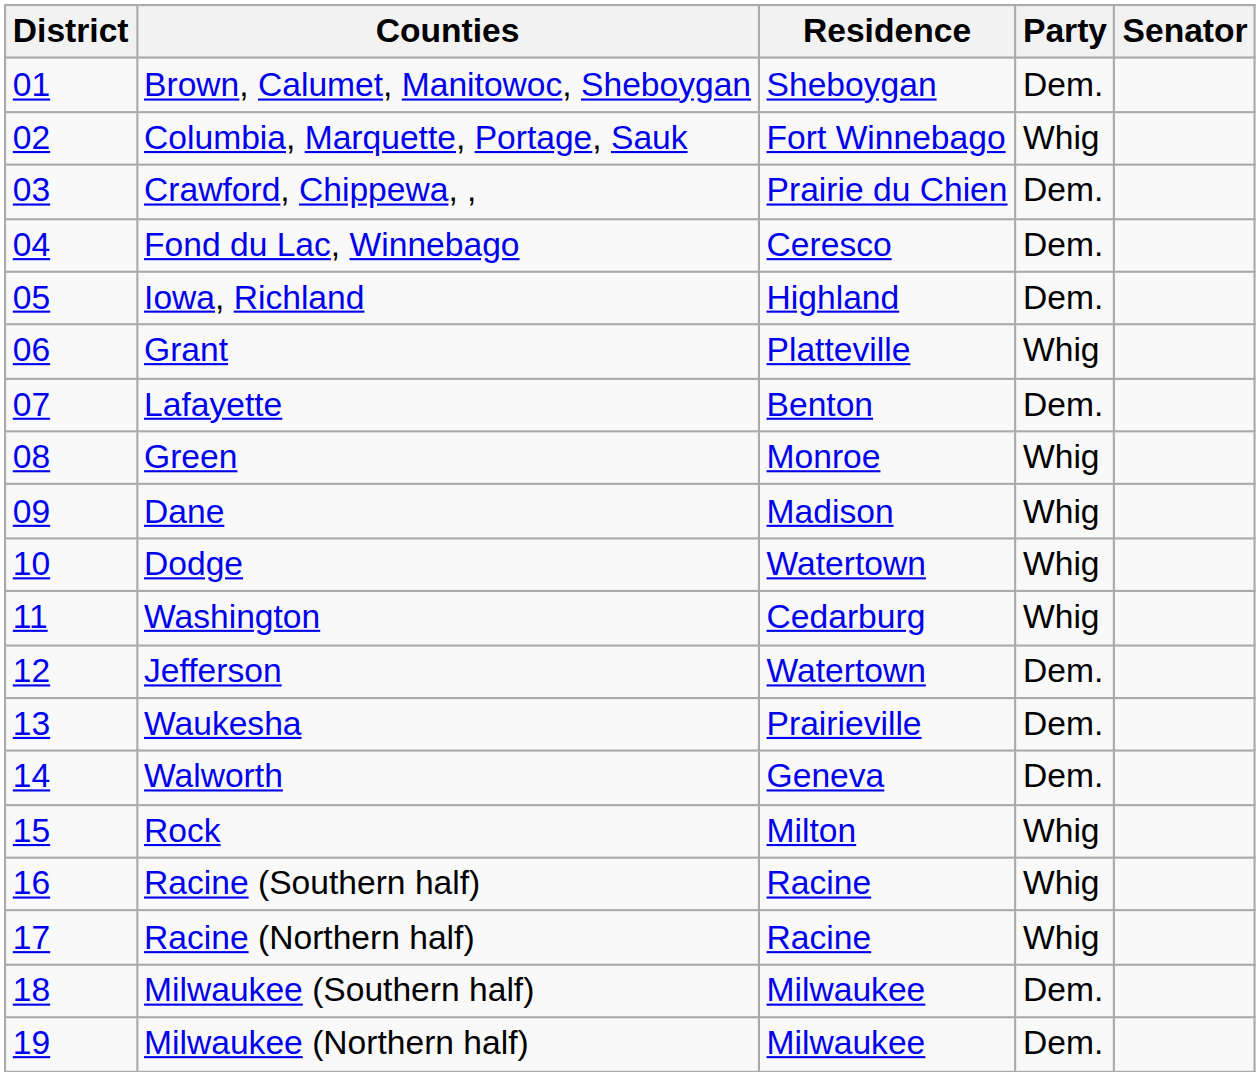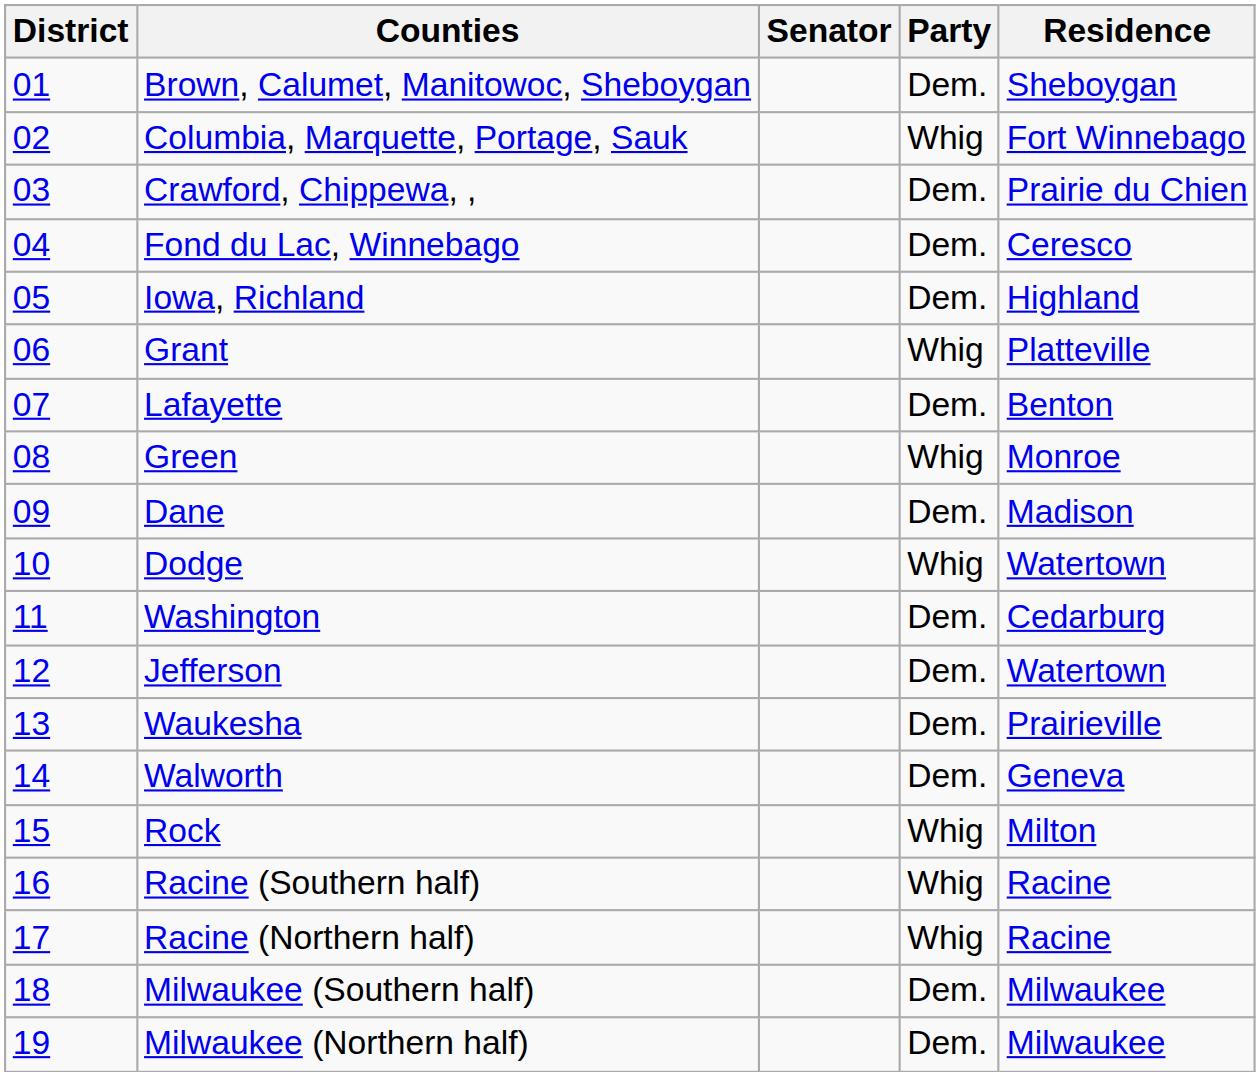columns swapped: (1185, 31) <-> (887, 31)
(1061, 510) Whig -> (947, 510) Dem.
(1061, 617) Whig -> (947, 617) Dem.
